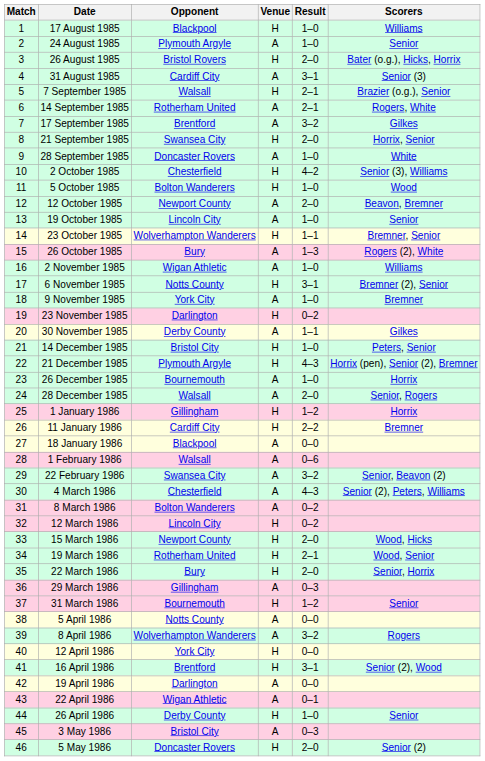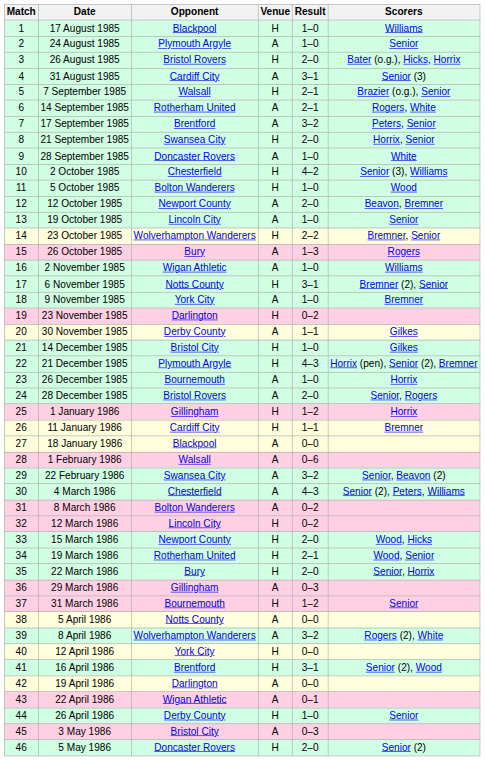(404, 124) Gilkes -> (404, 124) Peters, Senior
(310, 236) 1–1 -> (310, 236) 2–2
(404, 252) Rogers (2), White -> (404, 252) Rogers
(404, 348) Peters, Senior -> (404, 348) Gilkes
(195, 396) Walsall -> (195, 396) Bristol Rovers
(310, 428) 2–2 -> (310, 428) 1–1
(404, 635) Rogers -> (404, 635) Rogers (2), White
